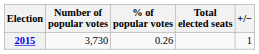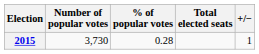(164, 40) 0.26 -> (164, 40) 0.28
